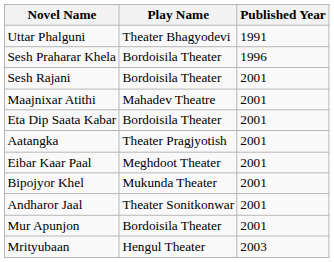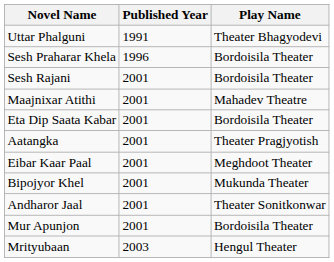columns swapped: (178, 15) <-> (283, 15)
